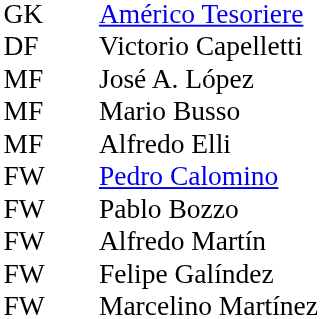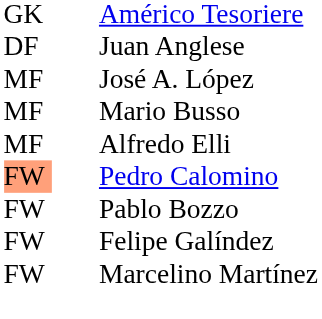+ row: (172, 46)
- row: (201, 46)
(24, 176) no background -> (24, 176) lightsalmon background
- row: (183, 241)
